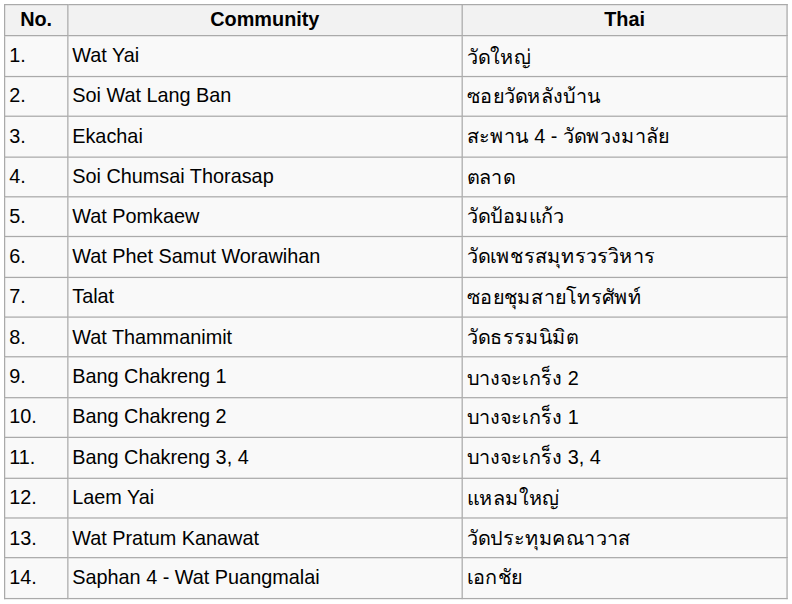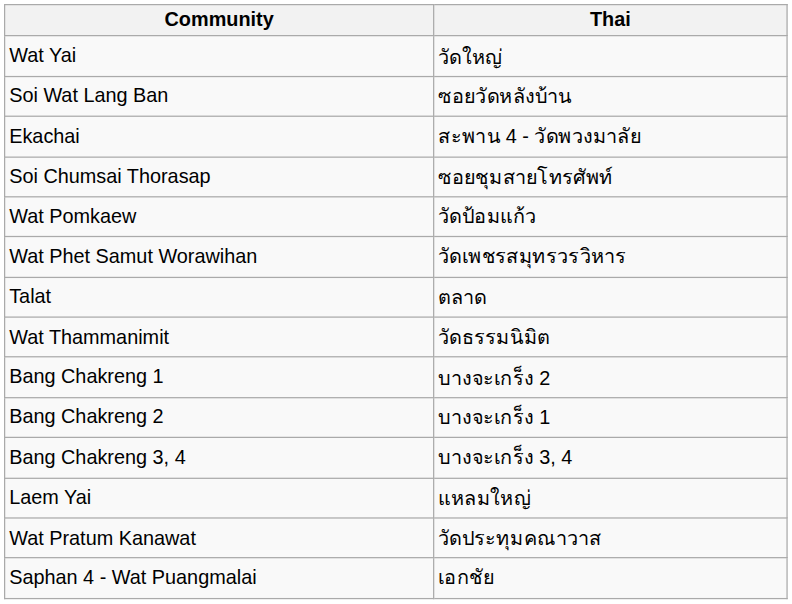- column: (36, 20)
(491, 177) ตลาด -> (526, 177) ซอยชุมสายโทรศัพท์
(554, 297) ซอยชุมสายโทรศัพท์ -> (462, 297) ตลาด
